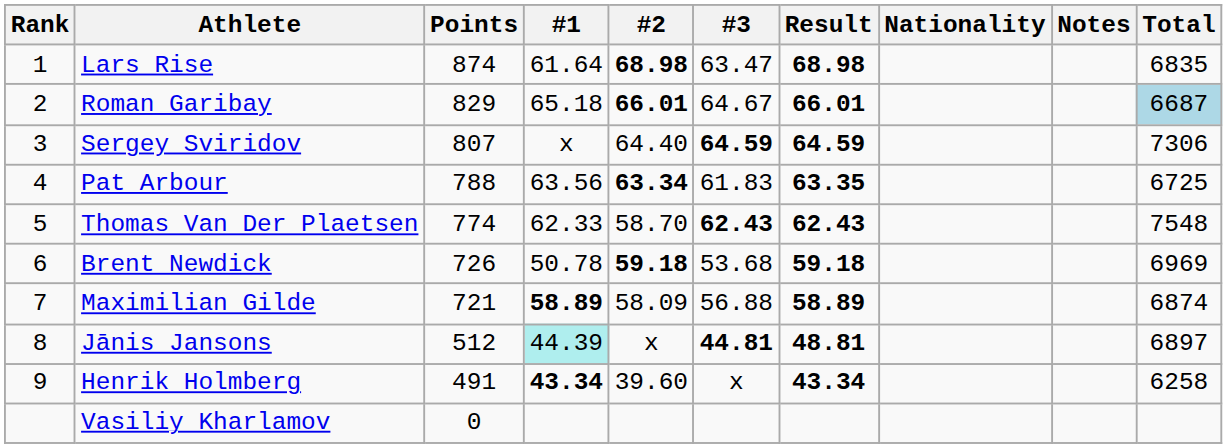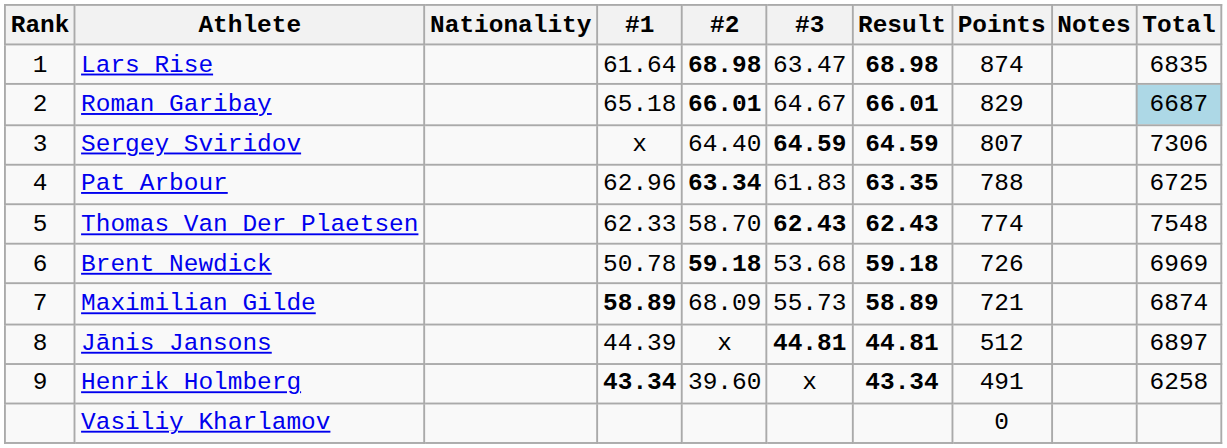columns swapped: (965, 25) <-> (474, 25)
(566, 184) 63.56 -> (640, 184) 62.96
(651, 304) 58.09 -> (725, 304) 68.09
(736, 304) 56.88 -> (810, 304) 55.73
(566, 344) paleturquoise background -> (640, 344) no background
(829, 344) 48.81 -> (902, 344) 44.81
